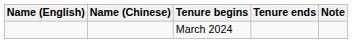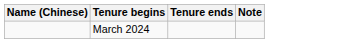- column: (46, 13)
